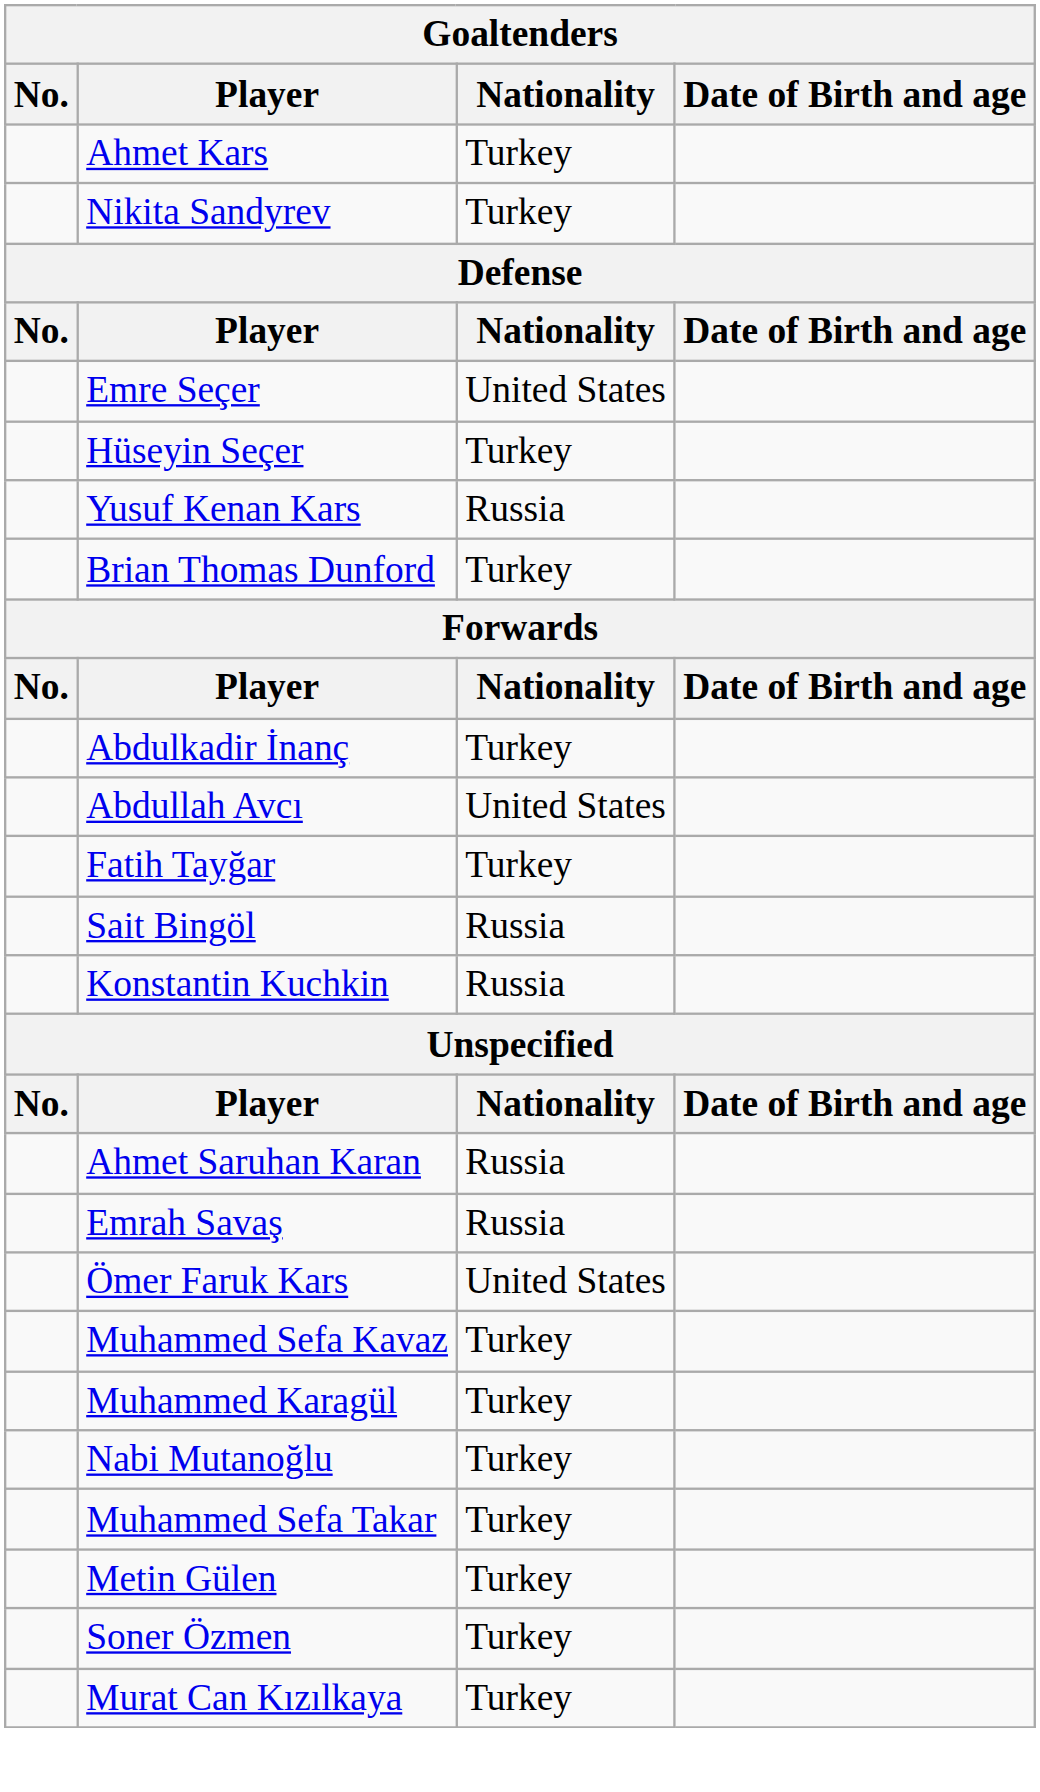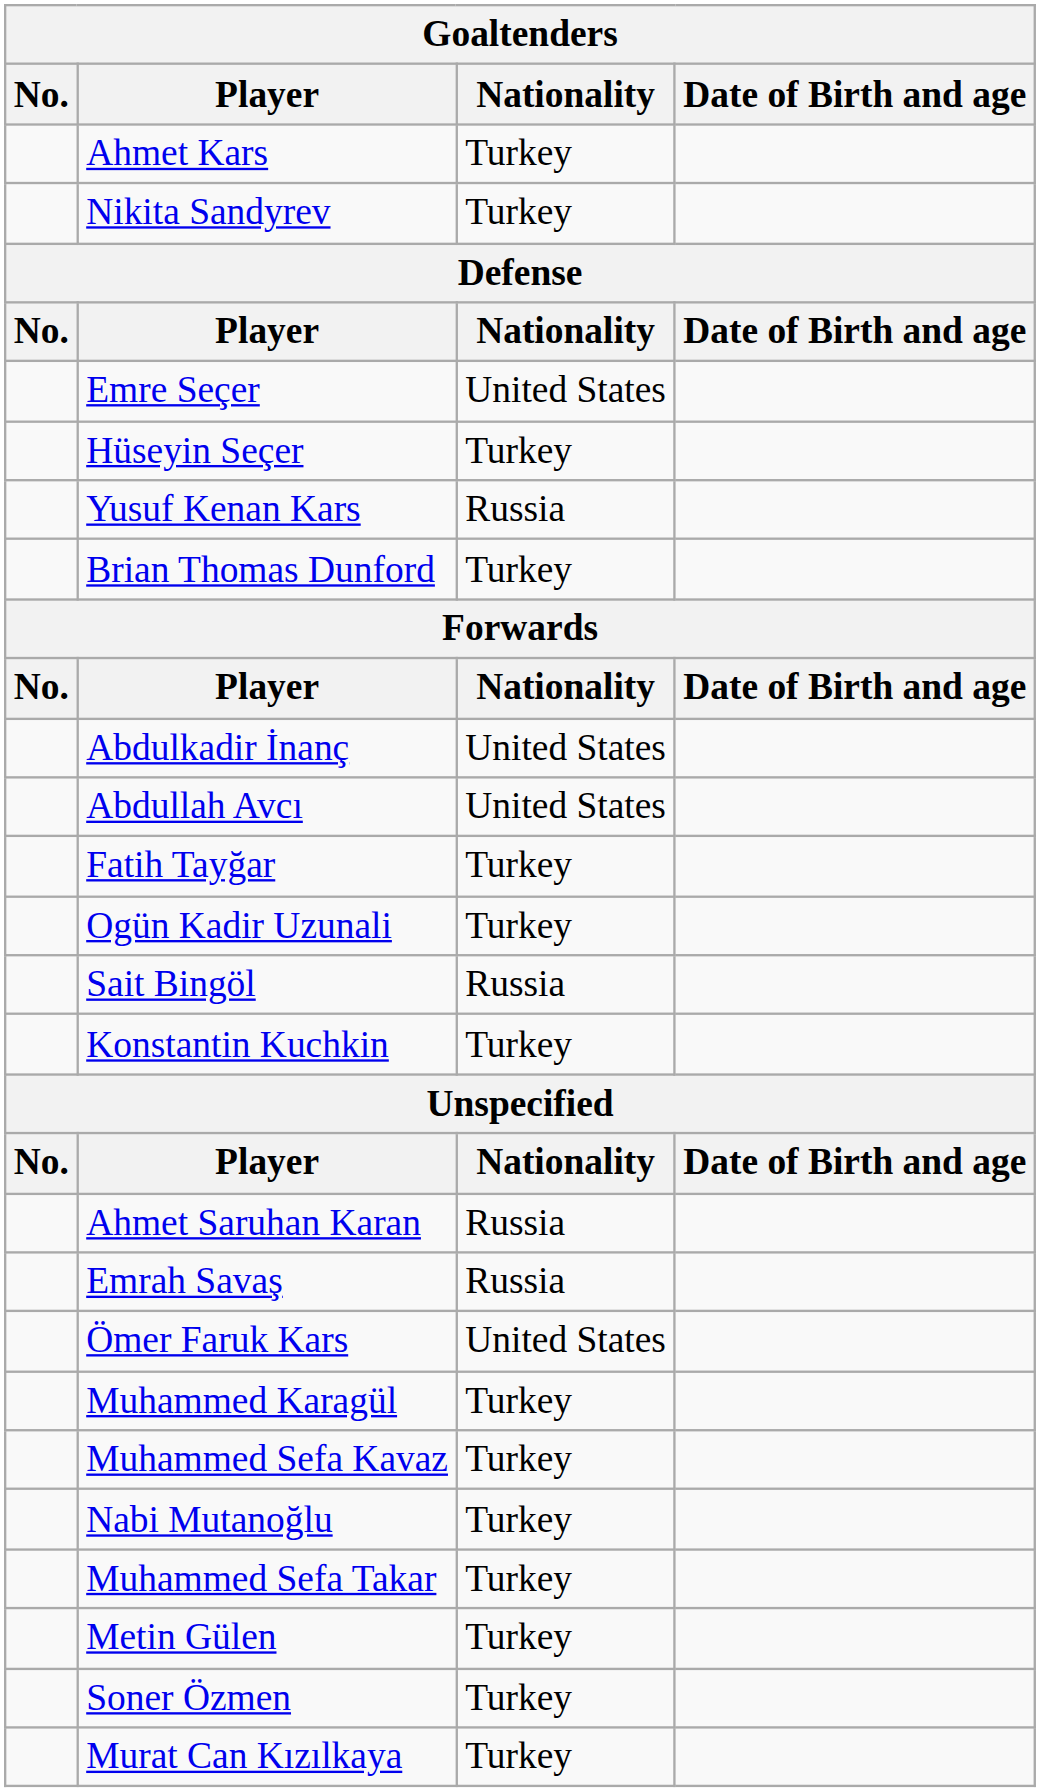(519, 746) Turkey -> (566, 746) United States
+ row: (239, 924)
(515, 984) Russia -> (519, 1043) Turkey
rows swapped: (242, 1399) <-> (267, 1340)
